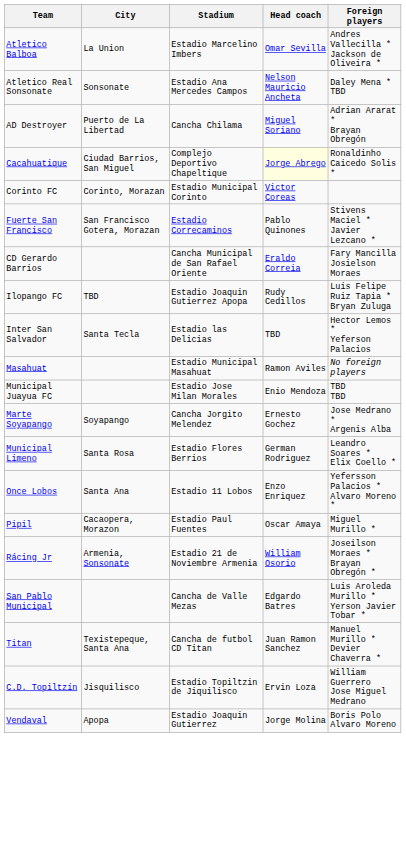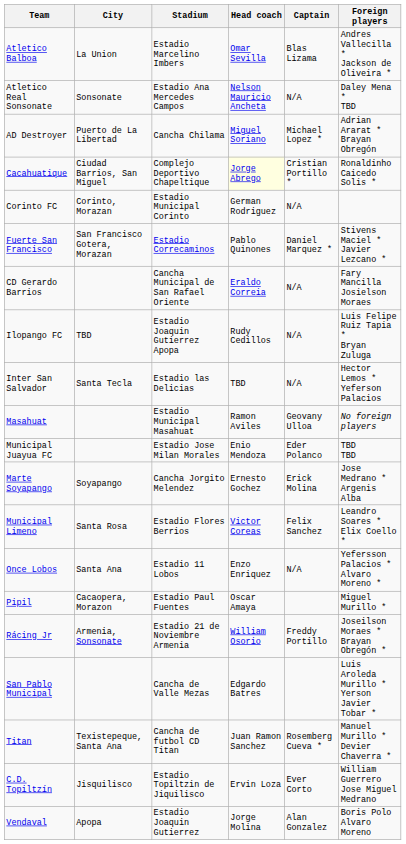+ column: (312, 16)
(280, 192) Victor Coreas -> (253, 207) German Rodriguez
(288, 453) German Rodriguez -> (246, 527) Victor Coreas
